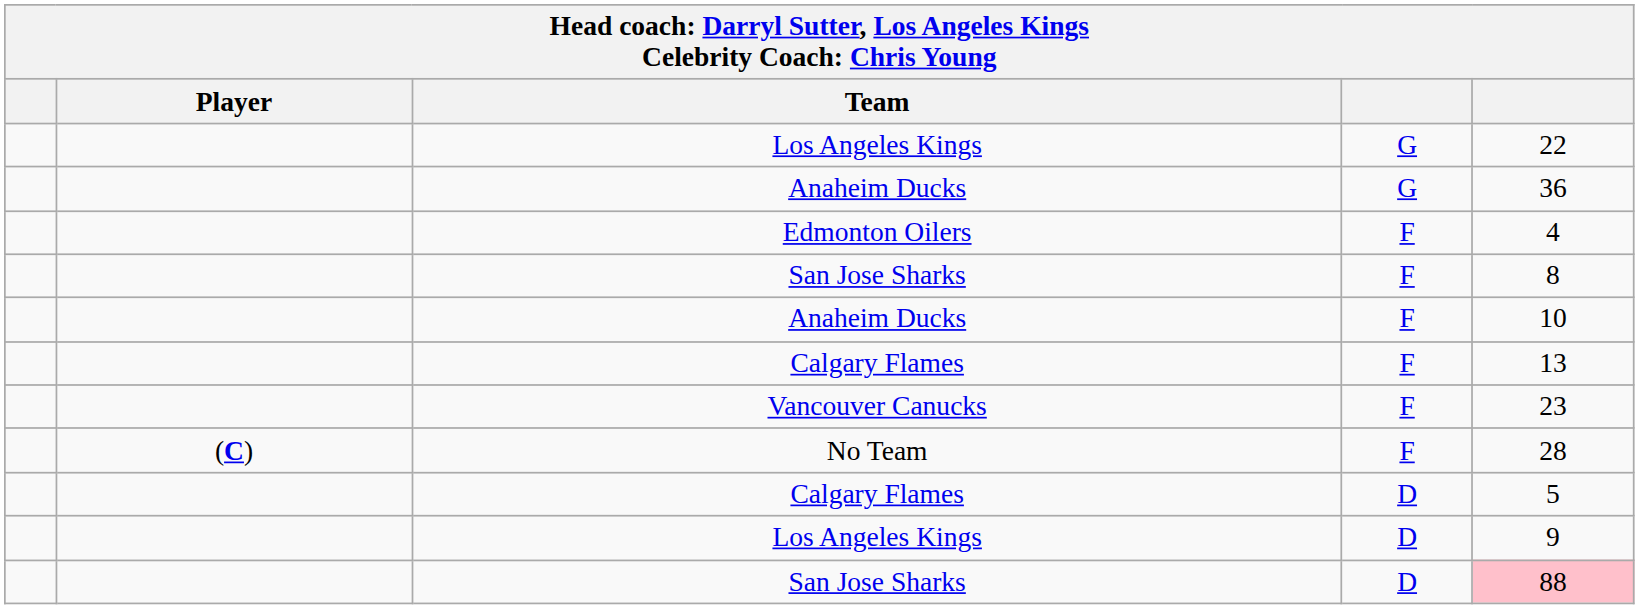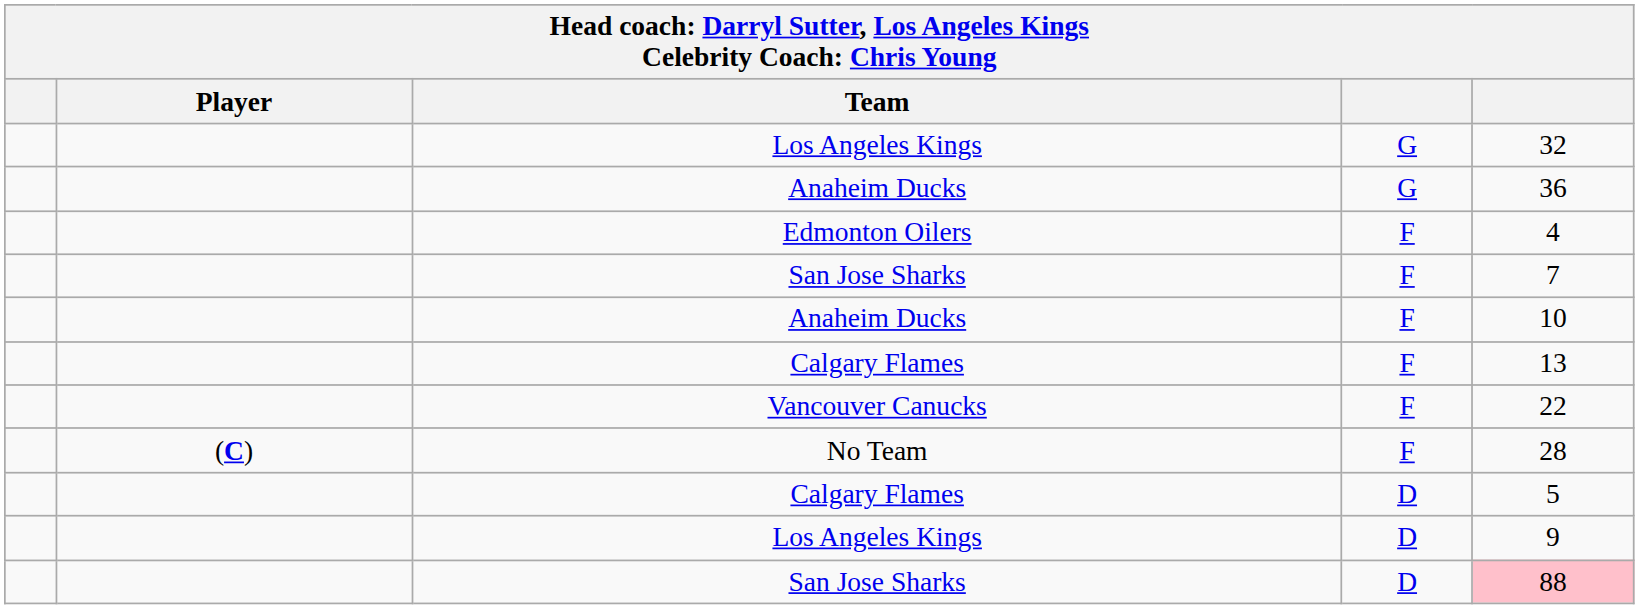(1553, 144) 22 -> (1553, 144) 32
(1553, 275) 8 -> (1553, 275) 7
(1553, 406) 23 -> (1553, 406) 22
